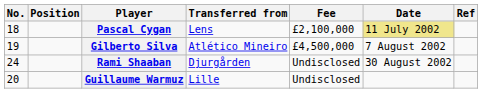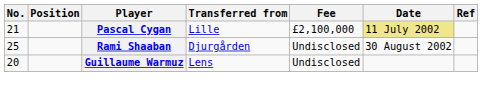(13, 30) 18 -> (13, 30) 21
(201, 30) Lens -> (204, 30) Lille
- row: (134, 46)
(13, 63) 24 -> (13, 46) 25
(204, 80) Lille -> (201, 63) Lens
